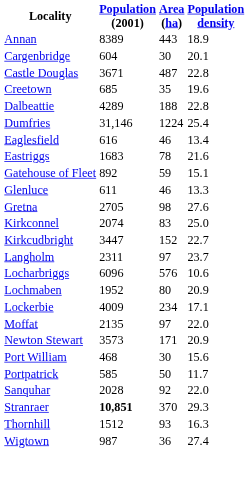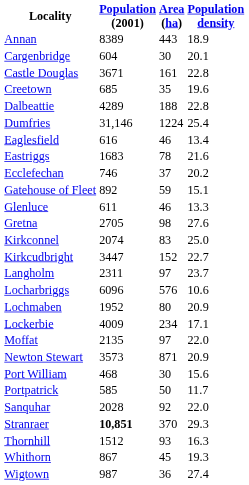(168, 73) 487 -> (168, 73) 161
+ row: (34, 173)
(168, 340) 171 -> (168, 357) 871
+ row: (28, 457)
